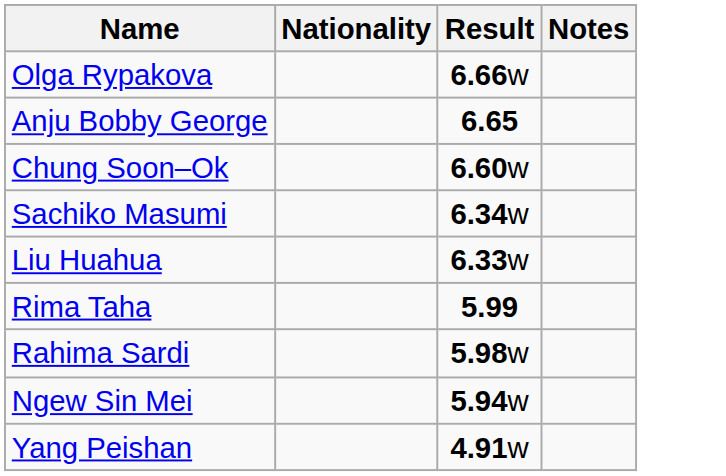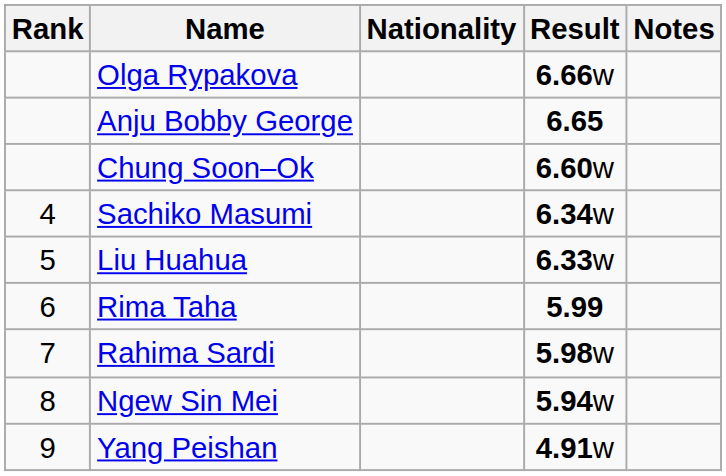+ column: (48, 28)
